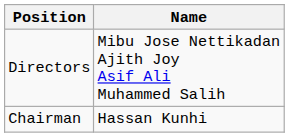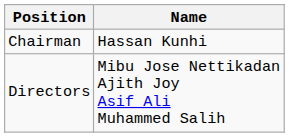rows swapped: (45, 119) <-> (49, 68)
